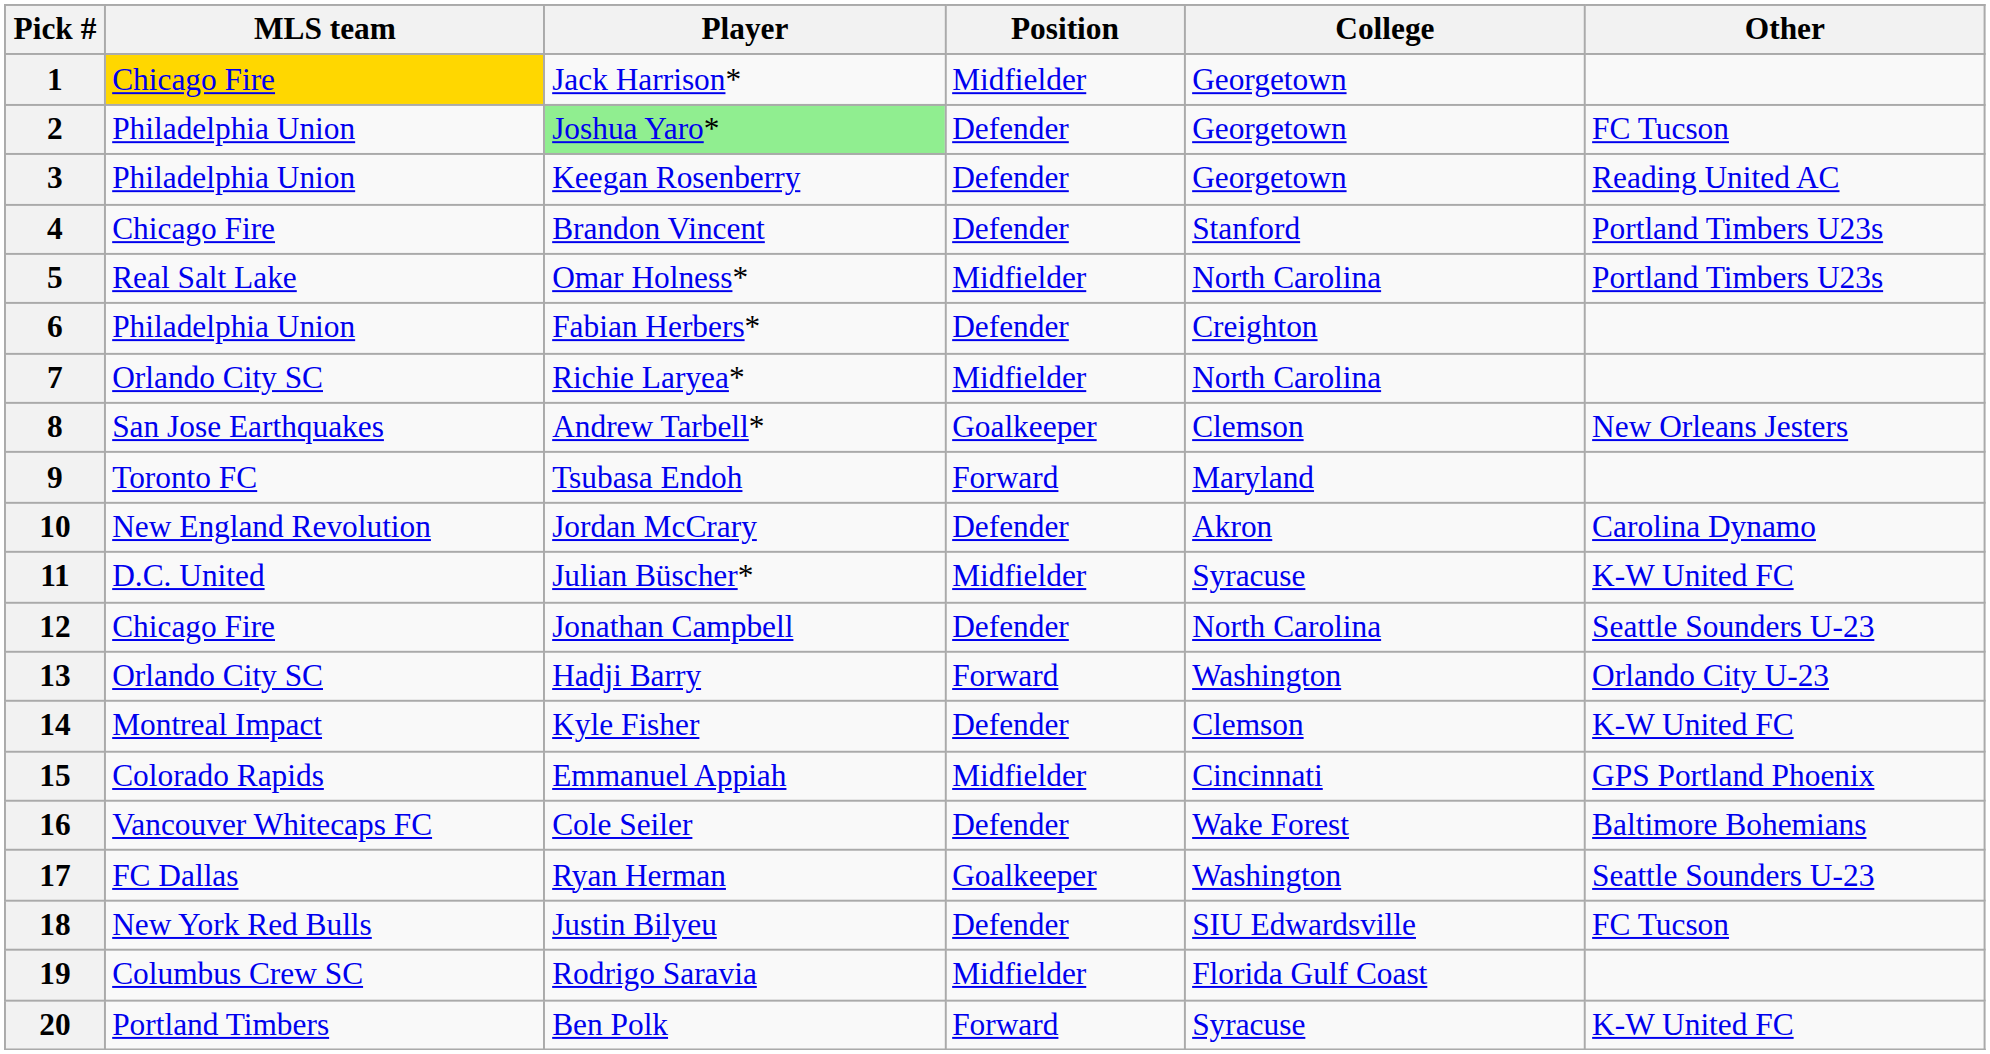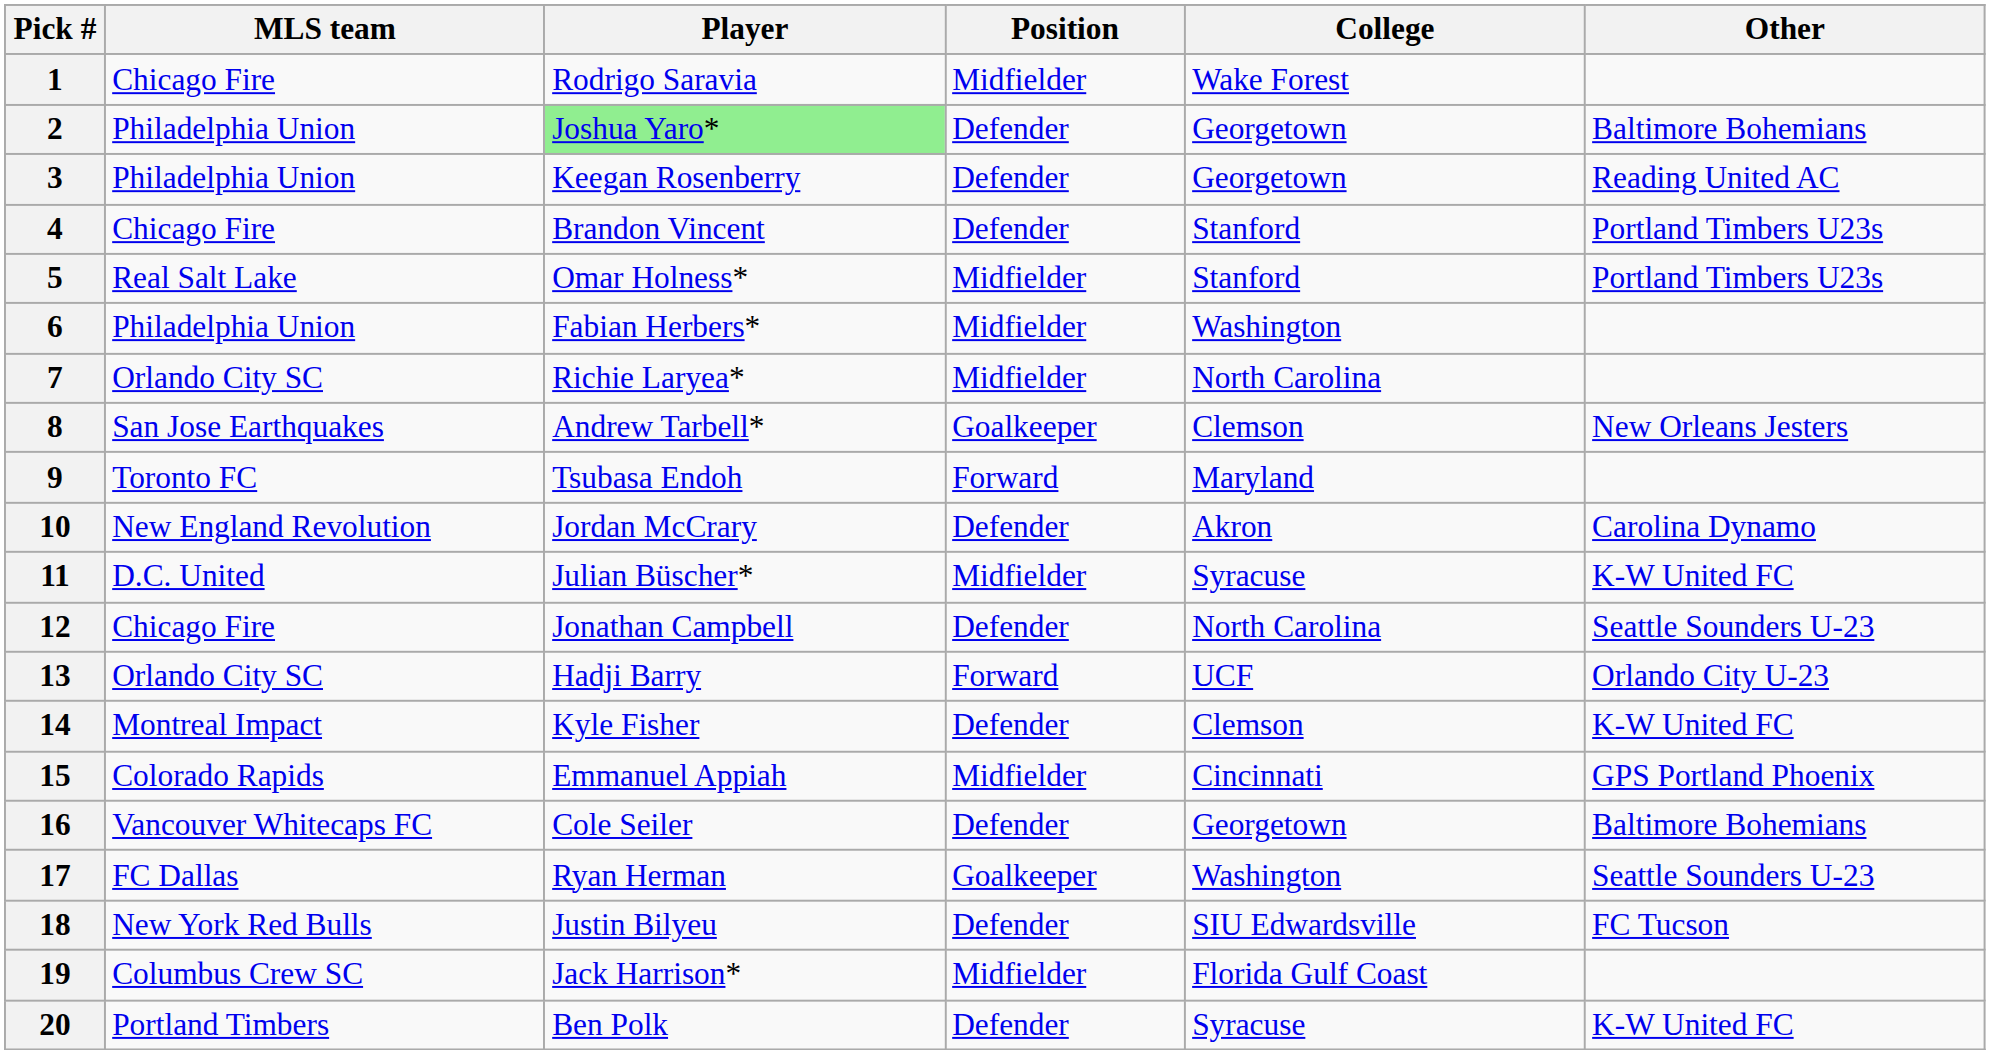(194, 79) gold background -> (194, 79) no background
(647, 79) Jack Harrison* -> (654, 79) Rodrigo Saravia
(1269, 79) Georgetown -> (1271, 79) Wake Forest
(1661, 128) FC Tucson -> (1729, 128) Baltimore Bohemians
(1287, 278) North Carolina -> (1246, 278) Stanford
(1010, 327) Defender -> (1019, 327) Midfielder
(1255, 327) Creighton -> (1267, 327) Washington
(1267, 675) Washington -> (1223, 675) UCF
(1271, 825) Wake Forest -> (1269, 825) Georgetown
(654, 974) Rodrigo Saravia -> (647, 974) Jack Harrison*
(1005, 1024) Forward -> (1010, 1024) Defender
